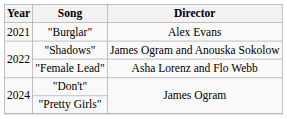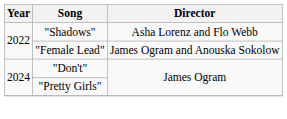- row: (70, 31)
(195, 50) James Ogram and Anouska Sokolow -> (195, 31) Asha Lorenz and Flo Webb
(195, 68) Asha Lorenz and Flo Webb -> (195, 50) James Ogram and Anouska Sokolow
